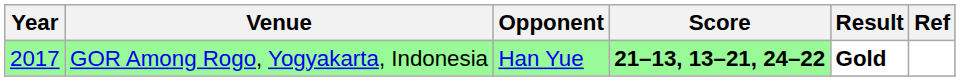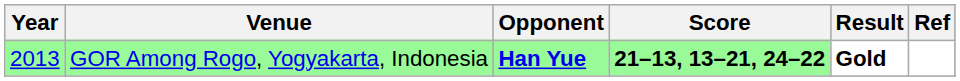(35, 58) 2017 -> (35, 58) 2013
(541, 58) normal -> (542, 58) bold
